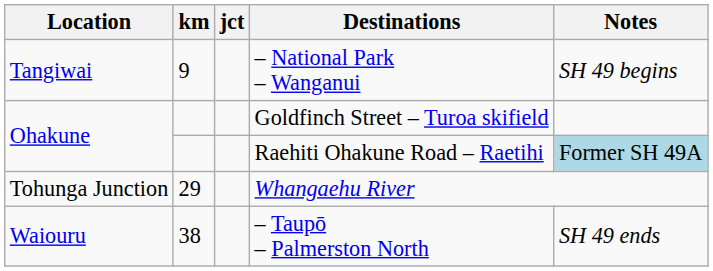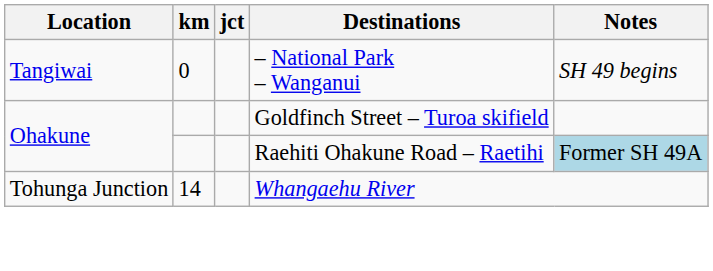(184, 69) 9 -> (184, 69) 0
(190, 188) 29 -> (190, 188) 14
- row: (342, 236)
